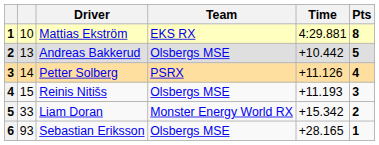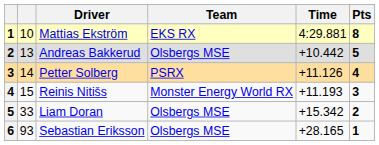(190, 92) Olsbergs MSE -> (222, 92) Monster Energy World RX
(222, 112) Monster Energy World RX -> (190, 112) Olsbergs MSE
